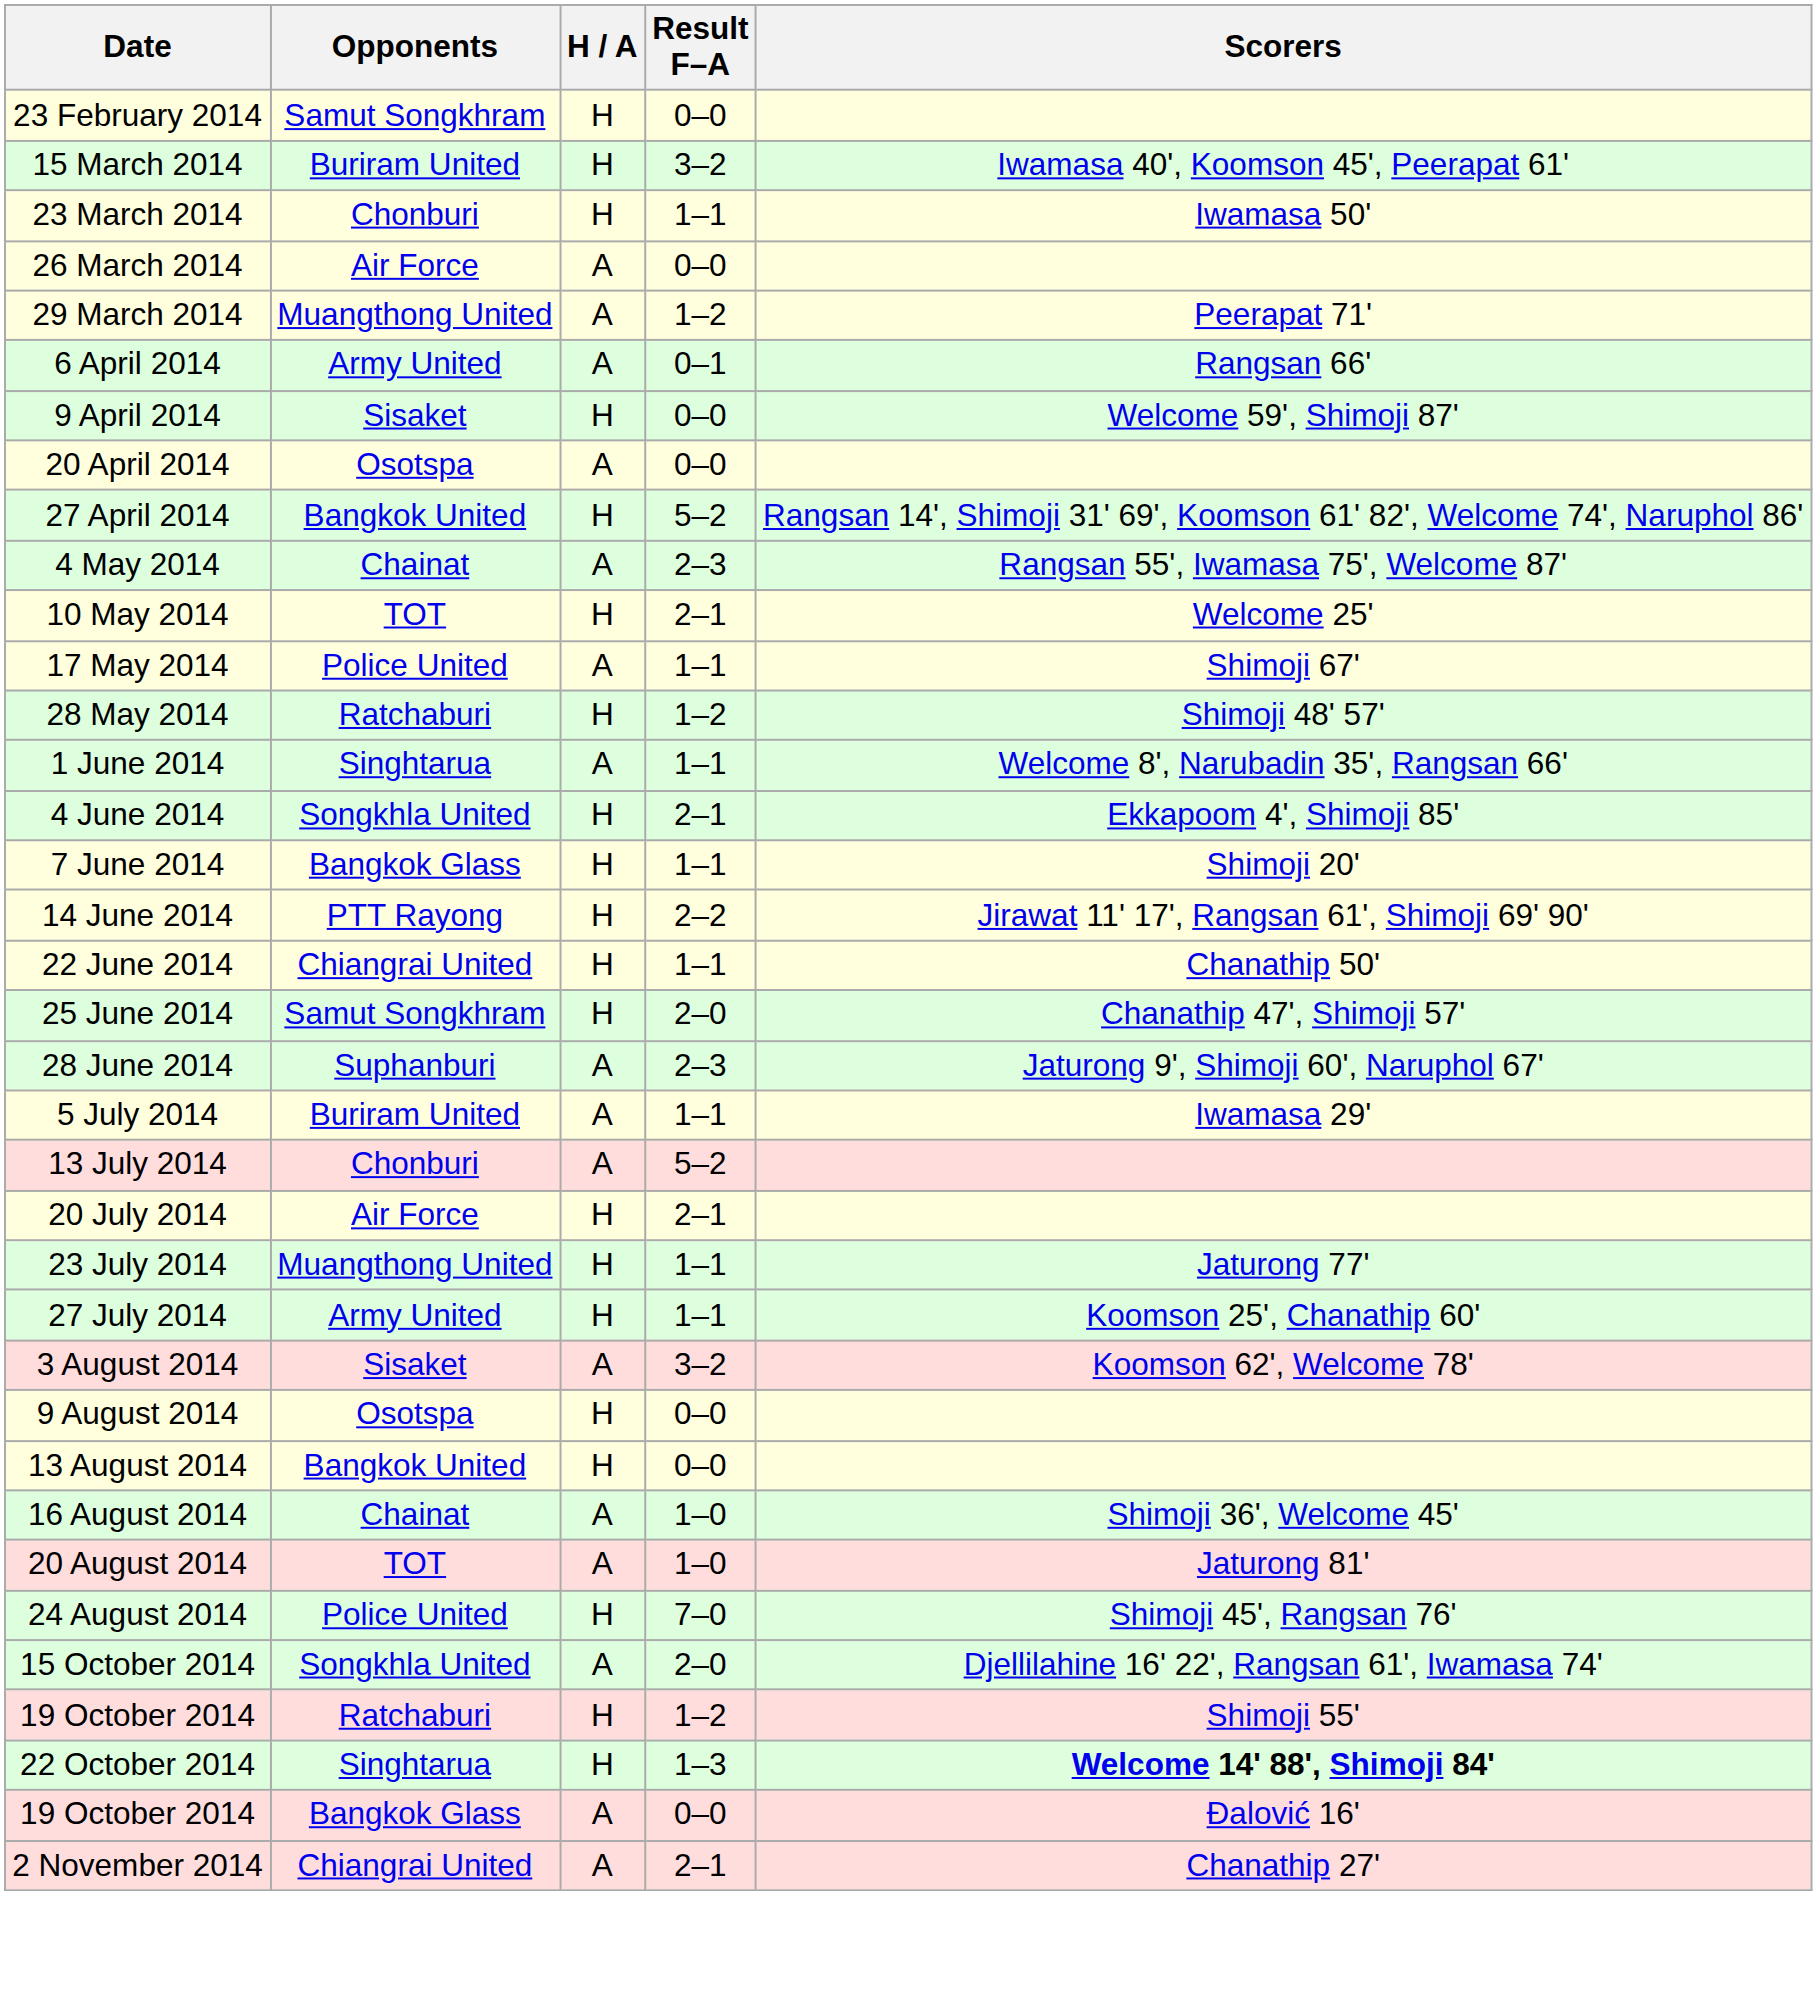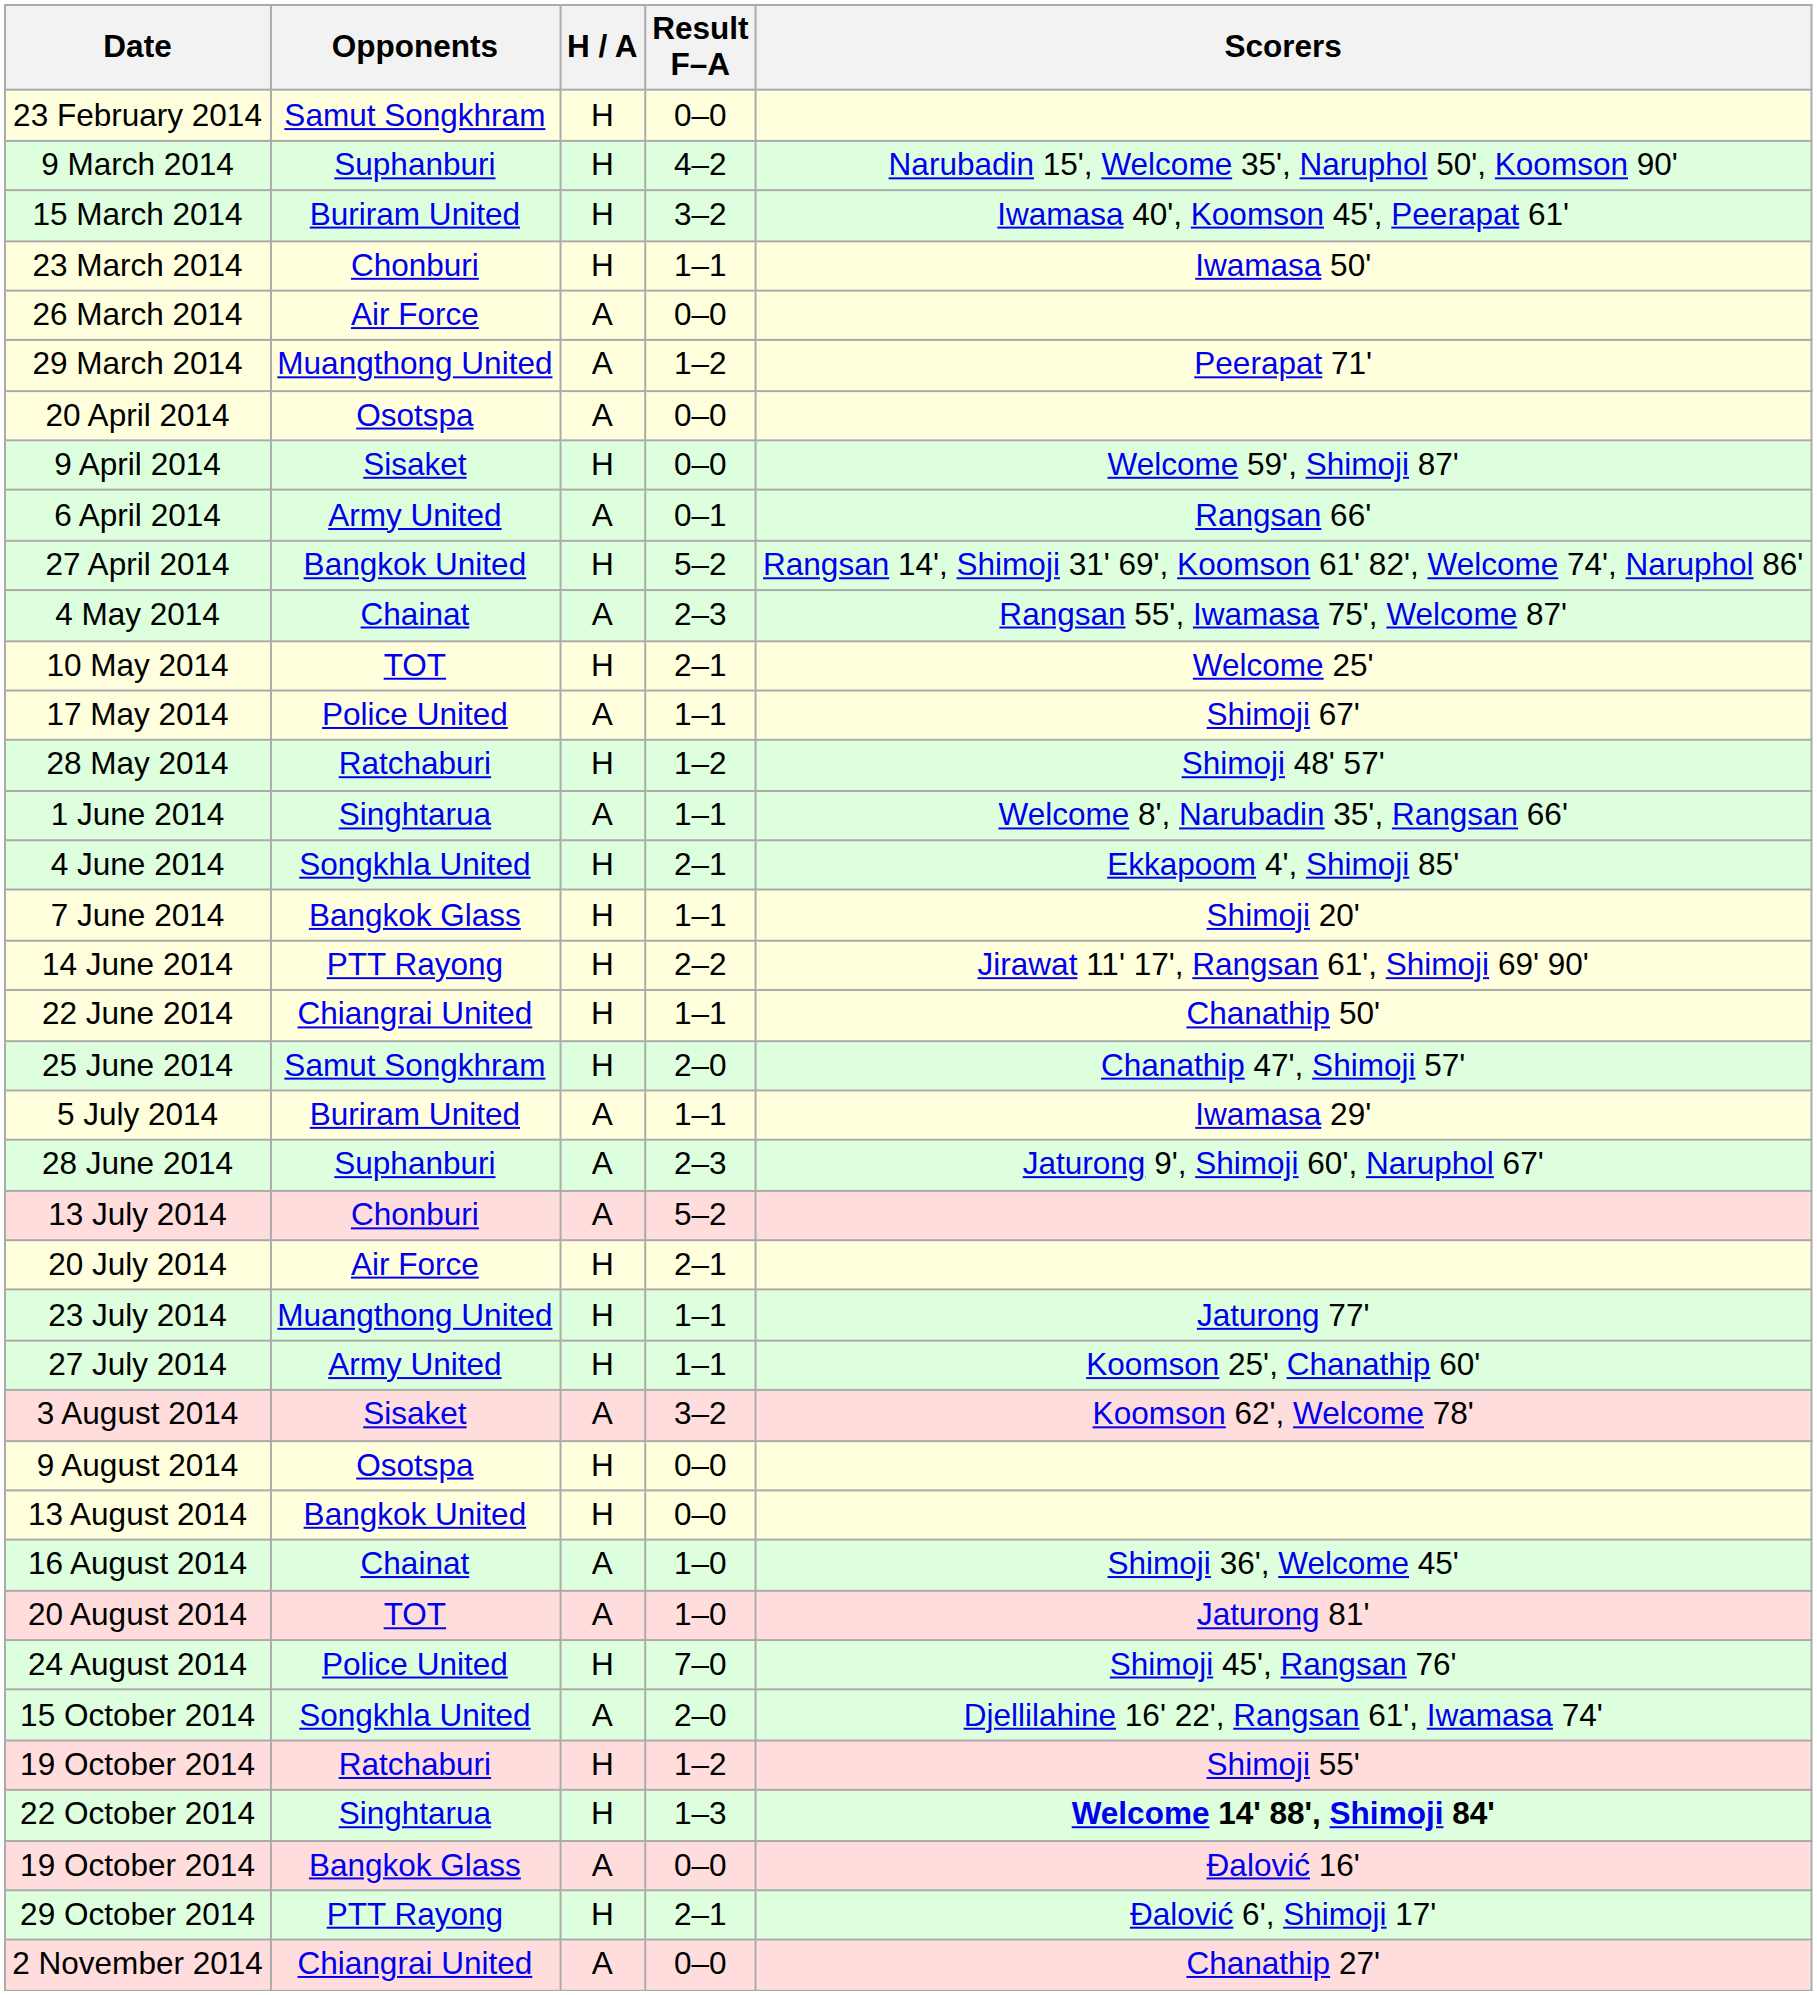+ row: (138, 164)
rows swapped: (138, 364) <-> (138, 464)
rows swapped: (138, 1064) <-> (138, 1114)
+ row: (138, 1914)
(700, 1864) 2–1 -> (700, 1964) 0–0
